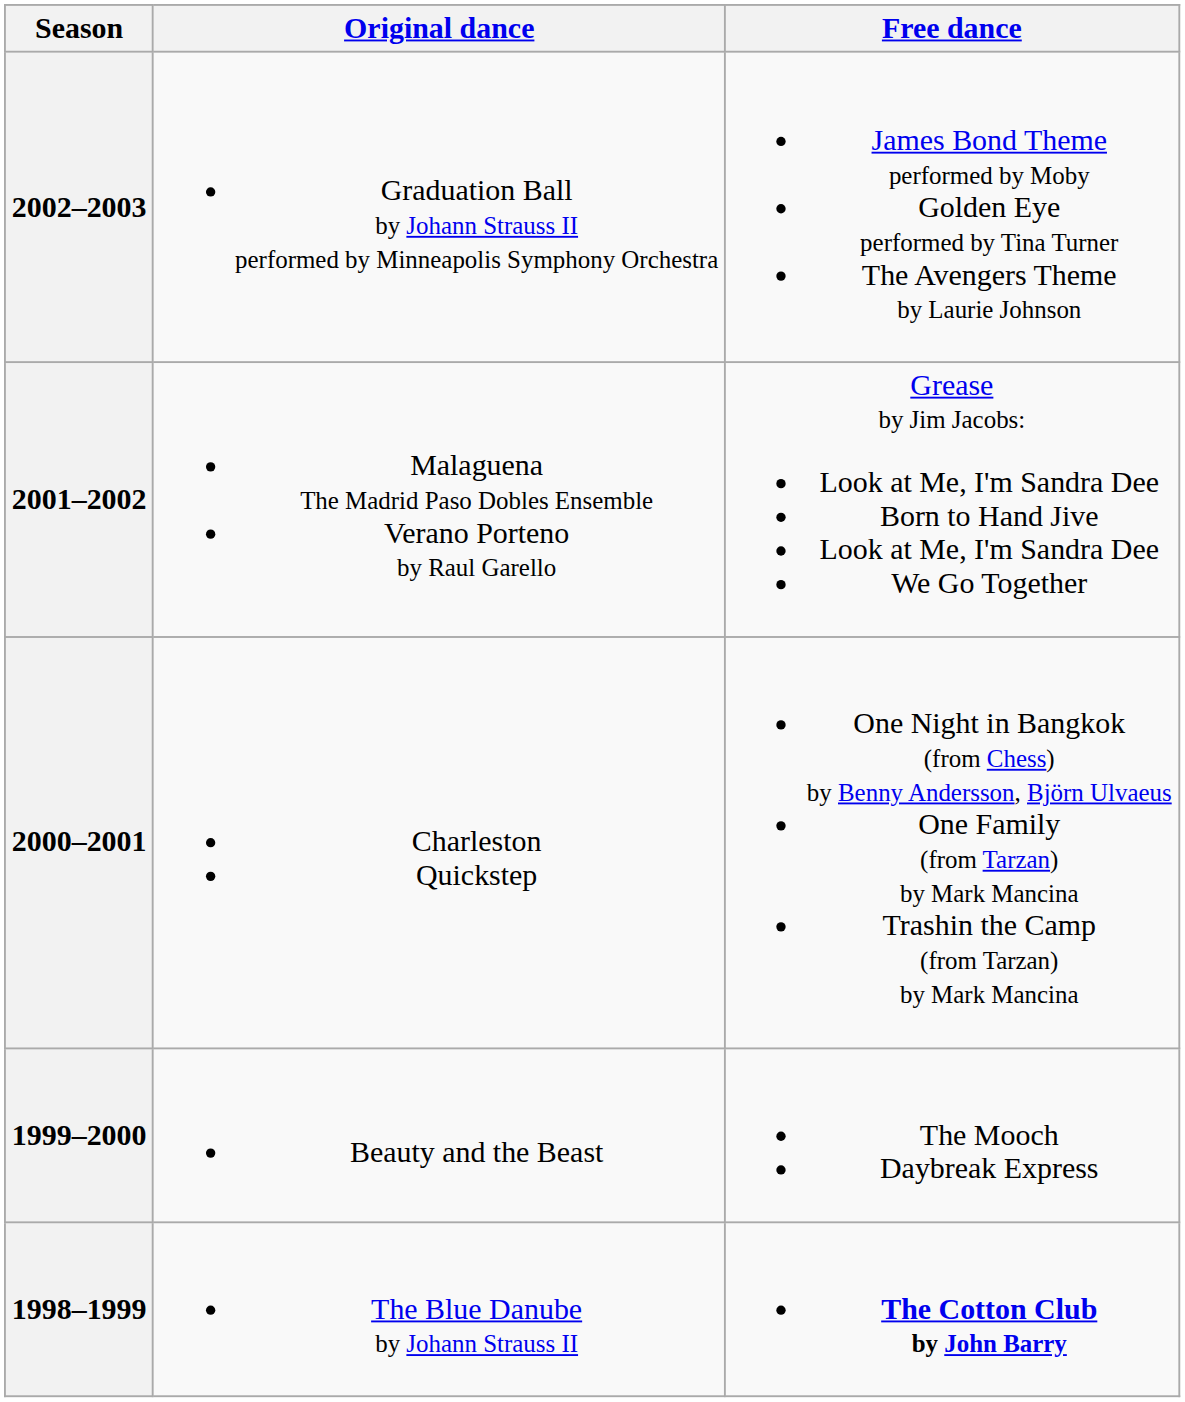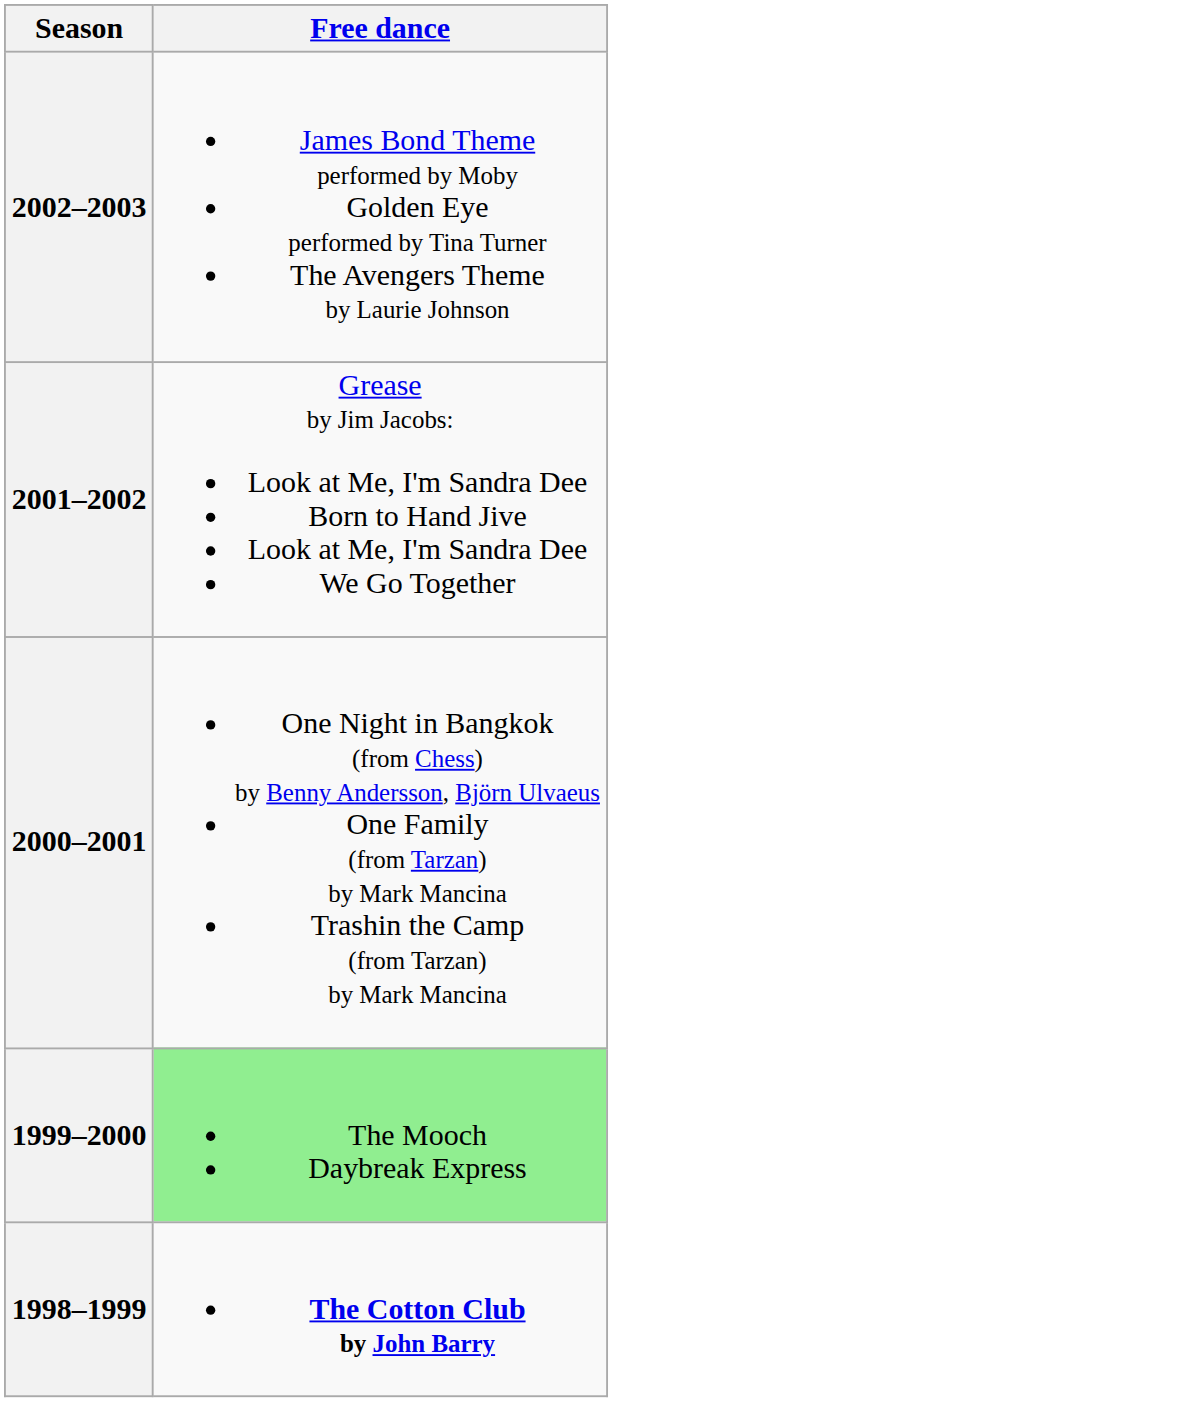- column: (439, 28)
(952, 1152) no background -> (380, 1152) lightgreen background
